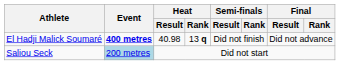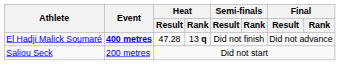(170, 39) 40.98 -> (170, 39) 47.28
(128, 53) lightblue background -> (128, 53) no background
